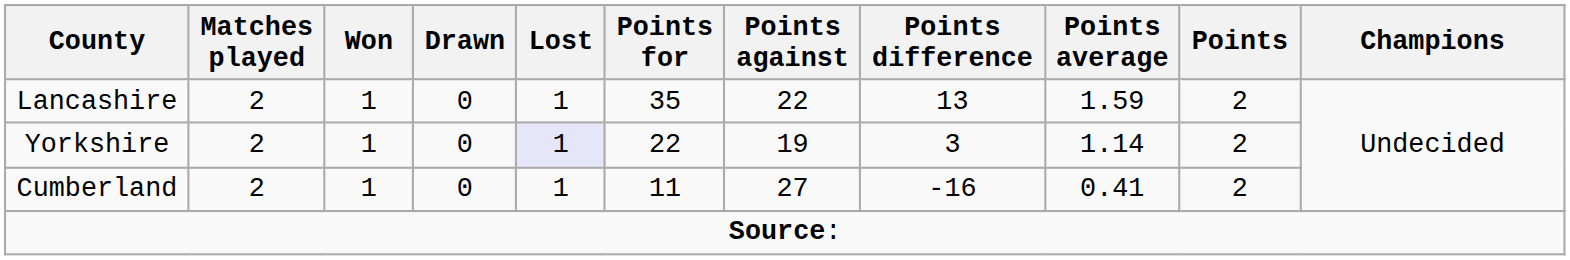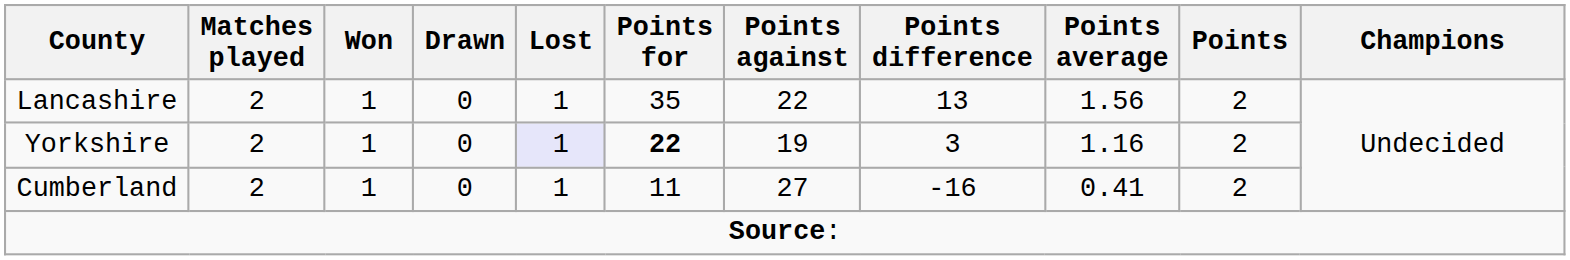(1112, 101) 1.59 -> (1112, 101) 1.56
(665, 145) normal -> (665, 145) bold
(1112, 145) 1.14 -> (1112, 145) 1.16
